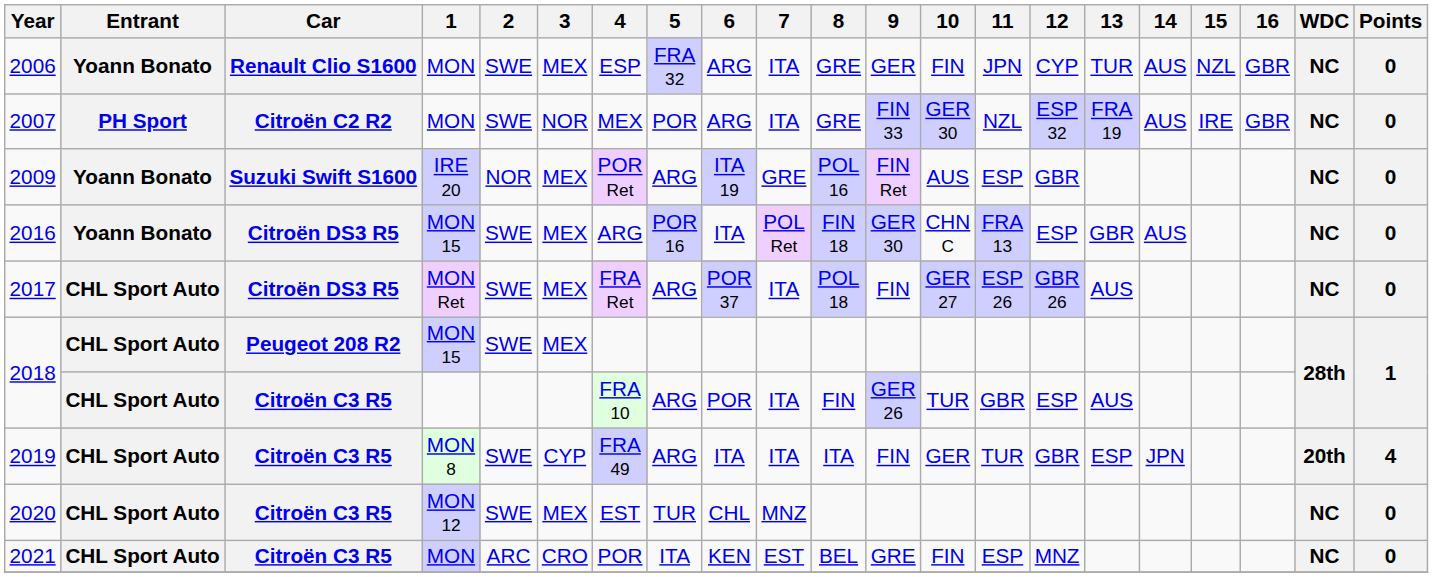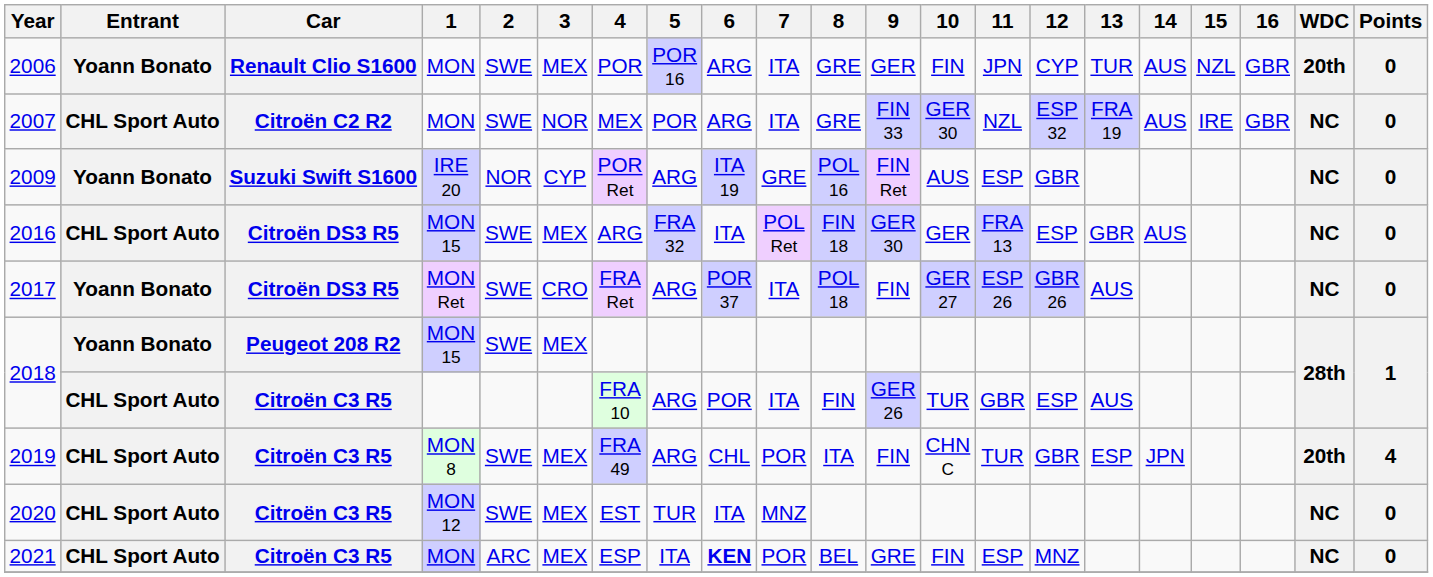(620, 66) ESP -> (620, 66) POR
(675, 66) FRA 32 -> (675, 66) POR 16
(1324, 66) NC -> (1324, 66) 20th
(143, 122) PH Sport -> (143, 122) CHL Sport Auto
(565, 177) MEX -> (565, 177) CYP
(143, 233) Yoann Bonato -> (143, 233) CHL Sport Auto
(675, 233) POR 16 -> (675, 233) FRA 32
(948, 233) CHN C -> (948, 233) GER
(143, 289) CHL Sport Auto -> (143, 289) Yoann Bonato
(565, 289) MEX -> (565, 289) CRO
(143, 345) CHL Sport Auto -> (143, 345) Yoann Bonato
(565, 456) CYP -> (565, 456) MEX
(729, 456) ITA -> (729, 456) CHL
(784, 456) ITA -> (784, 456) POR
(948, 456) GER -> (948, 456) CHN C
(729, 512) CHL -> (729, 512) ITA
(565, 556) CRO -> (565, 556) MEX
(620, 556) POR -> (620, 556) ESP
(729, 556) normal -> (729, 556) bold
(784, 556) EST -> (784, 556) POR
